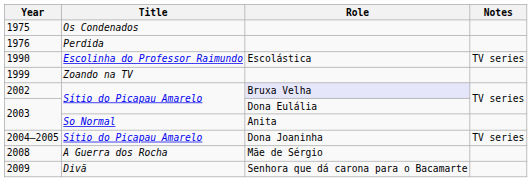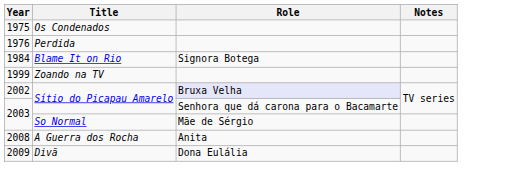+ row: (18, 59)
- row: (18, 59)
(282, 106) Dona Eulália -> (288, 106) Senhora que dá carona para o Bacamarte
(262, 122) Anita -> (216, 122) Mãe de Sérgio
- row: (33, 138)
(285, 153) Mãe de Sérgio -> (192, 138) Anita
(358, 169) Senhora que dá carona para o Bacamarte -> (213, 153) Dona Eulália
